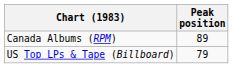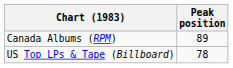(202, 55) 79 -> (202, 55) 78
